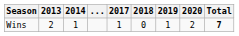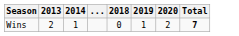- column: (119, 11)
